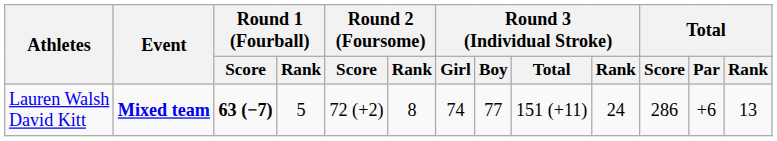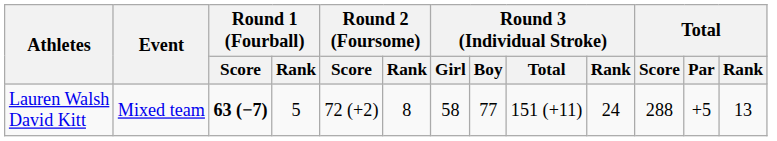(164, 110) bold -> (161, 110) normal
(455, 110) 74 -> (450, 110) 58
(664, 110) 286 -> (659, 110) 288
(706, 110) +6 -> (701, 110) +5
